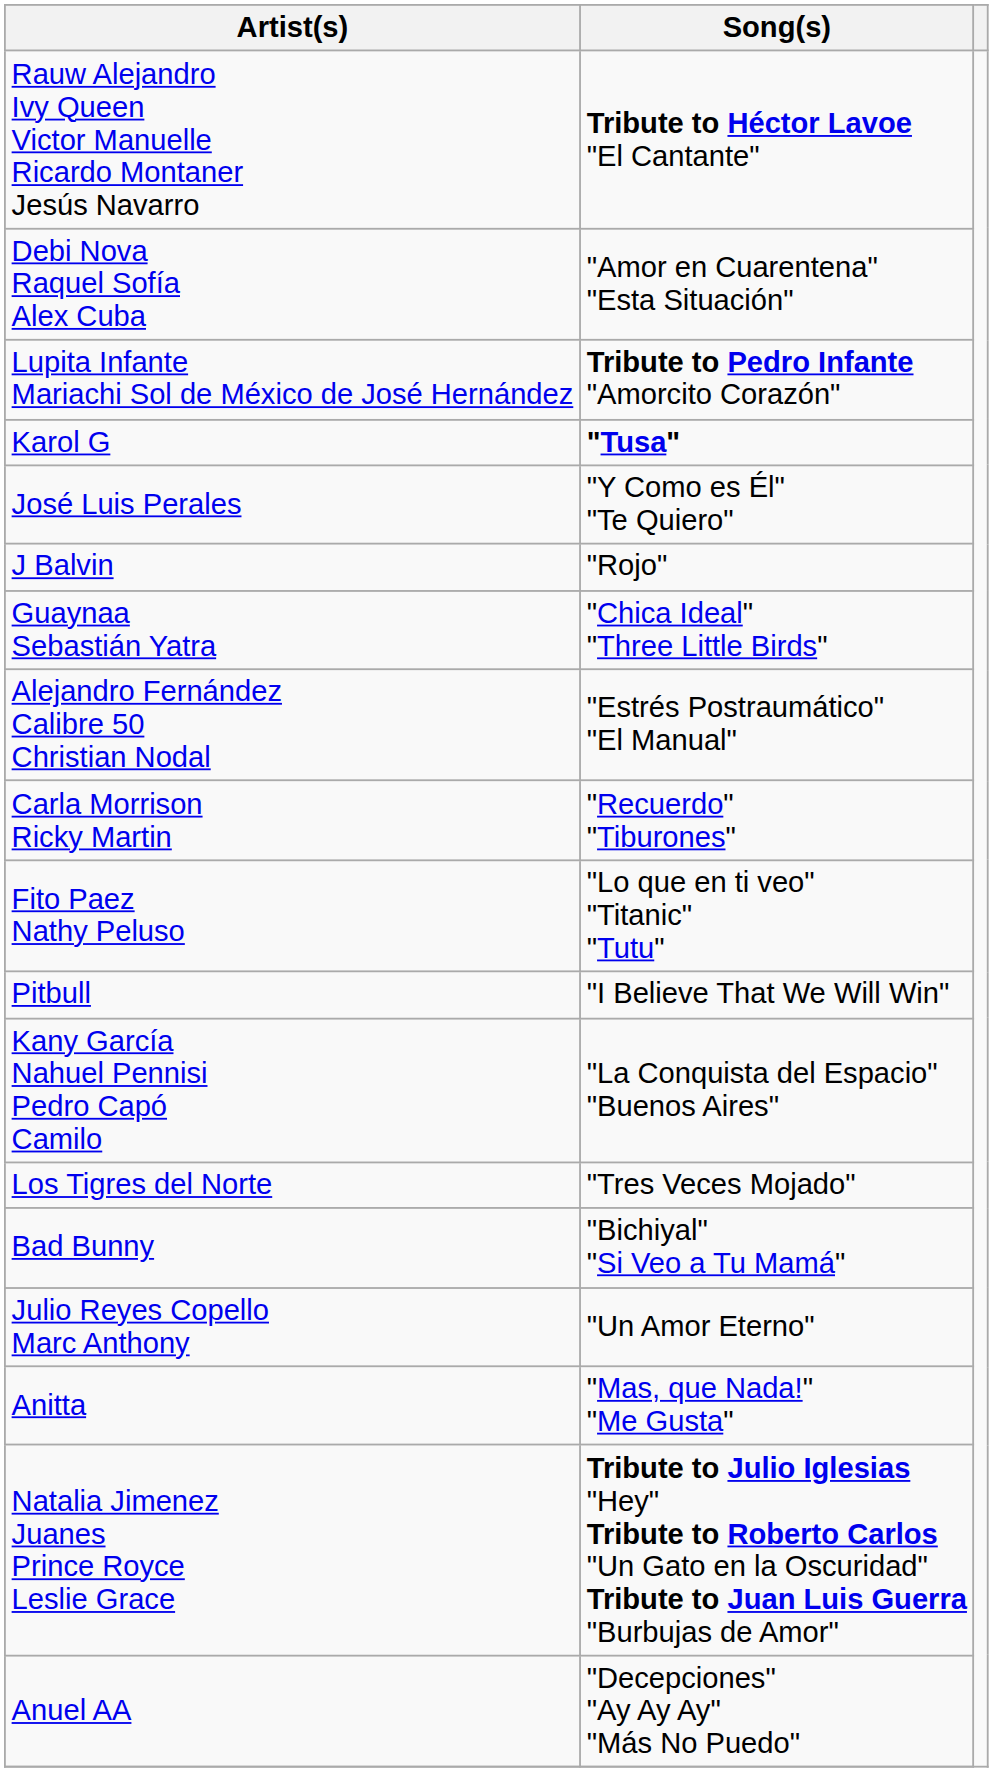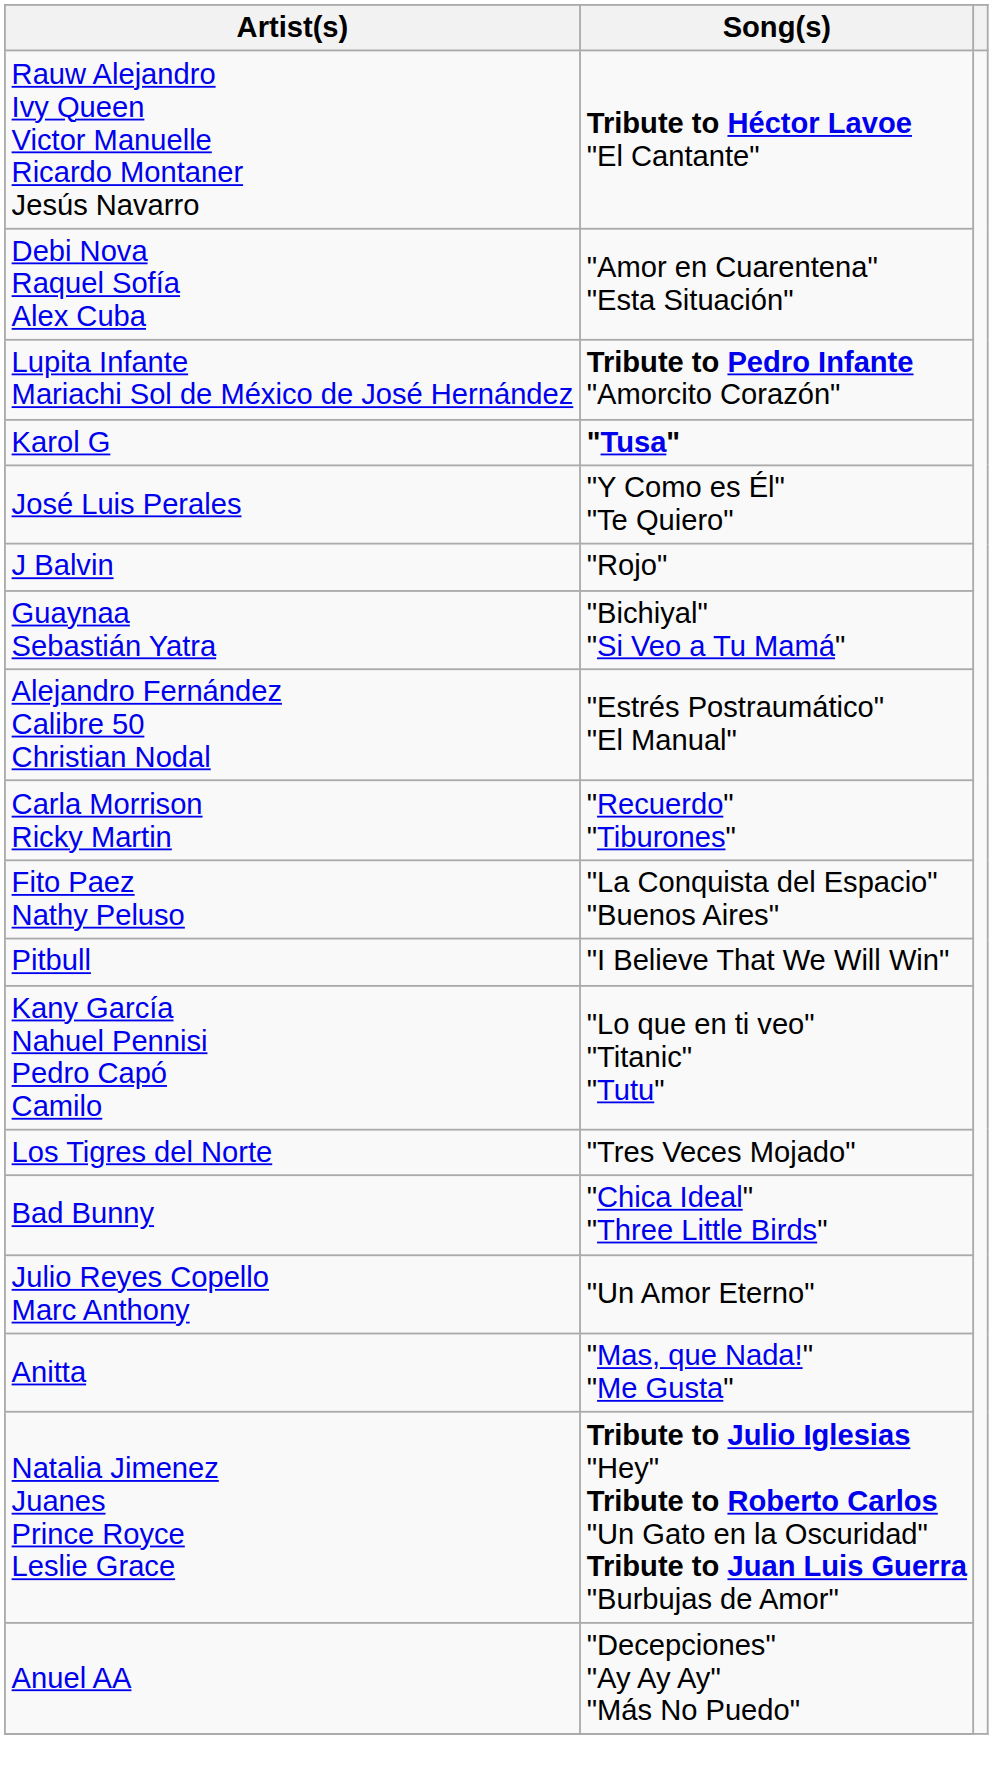(707, 629) "Chica Ideal" "Three Little Birds" -> (716, 629) "Bichiyal" "Si Veo a Tu Mamá"
(701, 915) "Lo que en ti veo" "Titanic" "Tutu" -> (762, 898) "La Conquista del Espacio" "Buenos Aires"
(762, 1089) "La Conquista del Espacio" "Buenos Aires" -> (701, 1056) "Lo que en ti veo" "Titanic" "Tutu"
(716, 1247) "Bichiyal" "Si Veo a Tu Mamá" -> (707, 1214) "Chica Ideal" "Three Little Birds"
